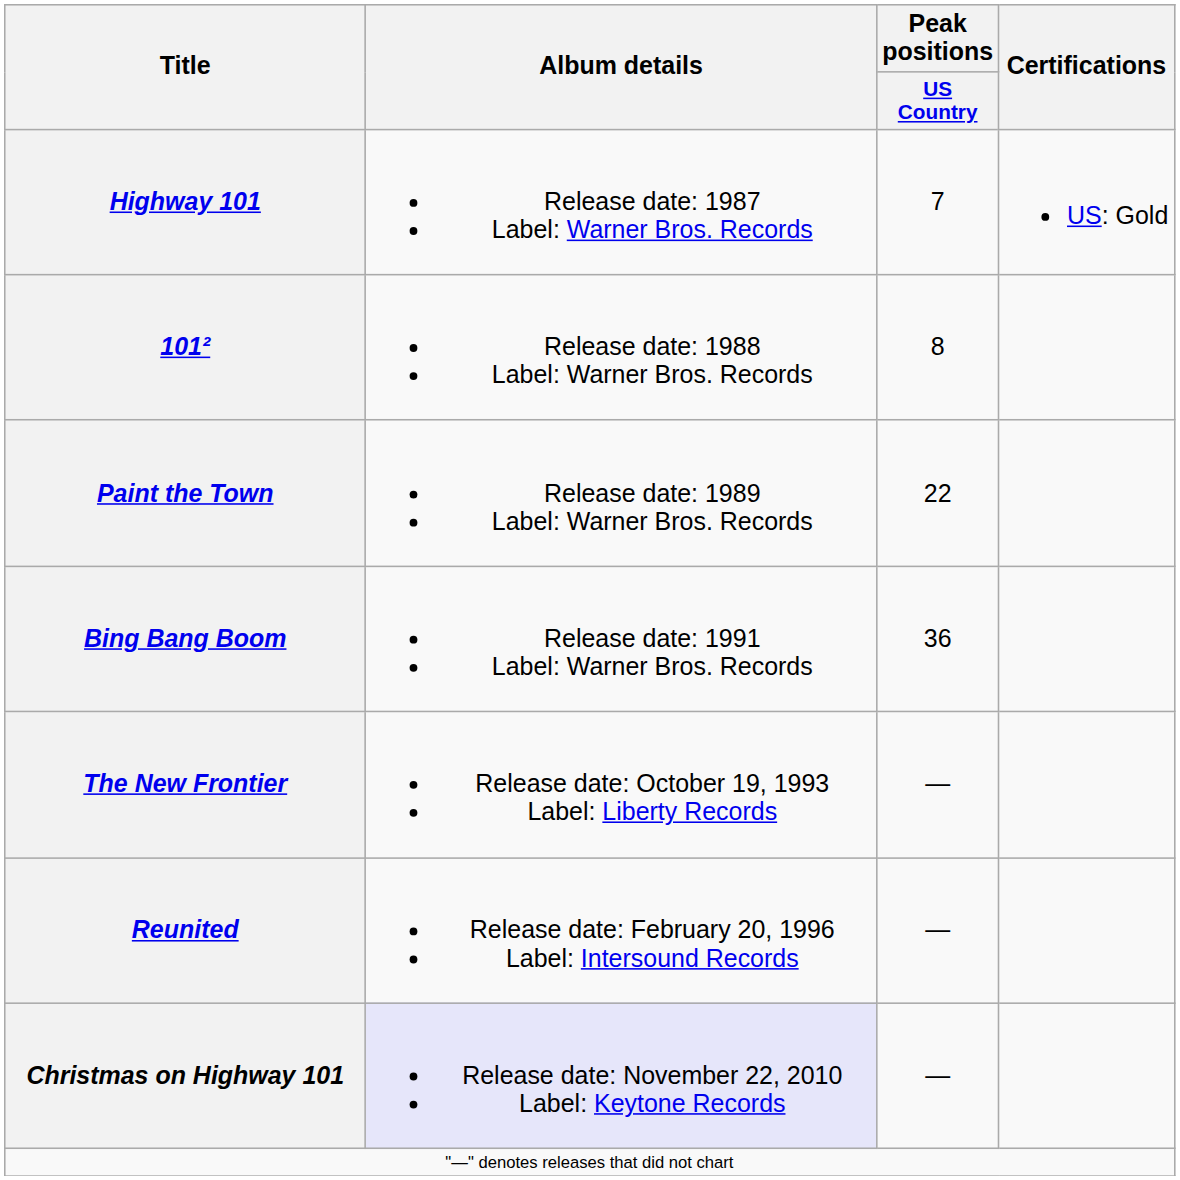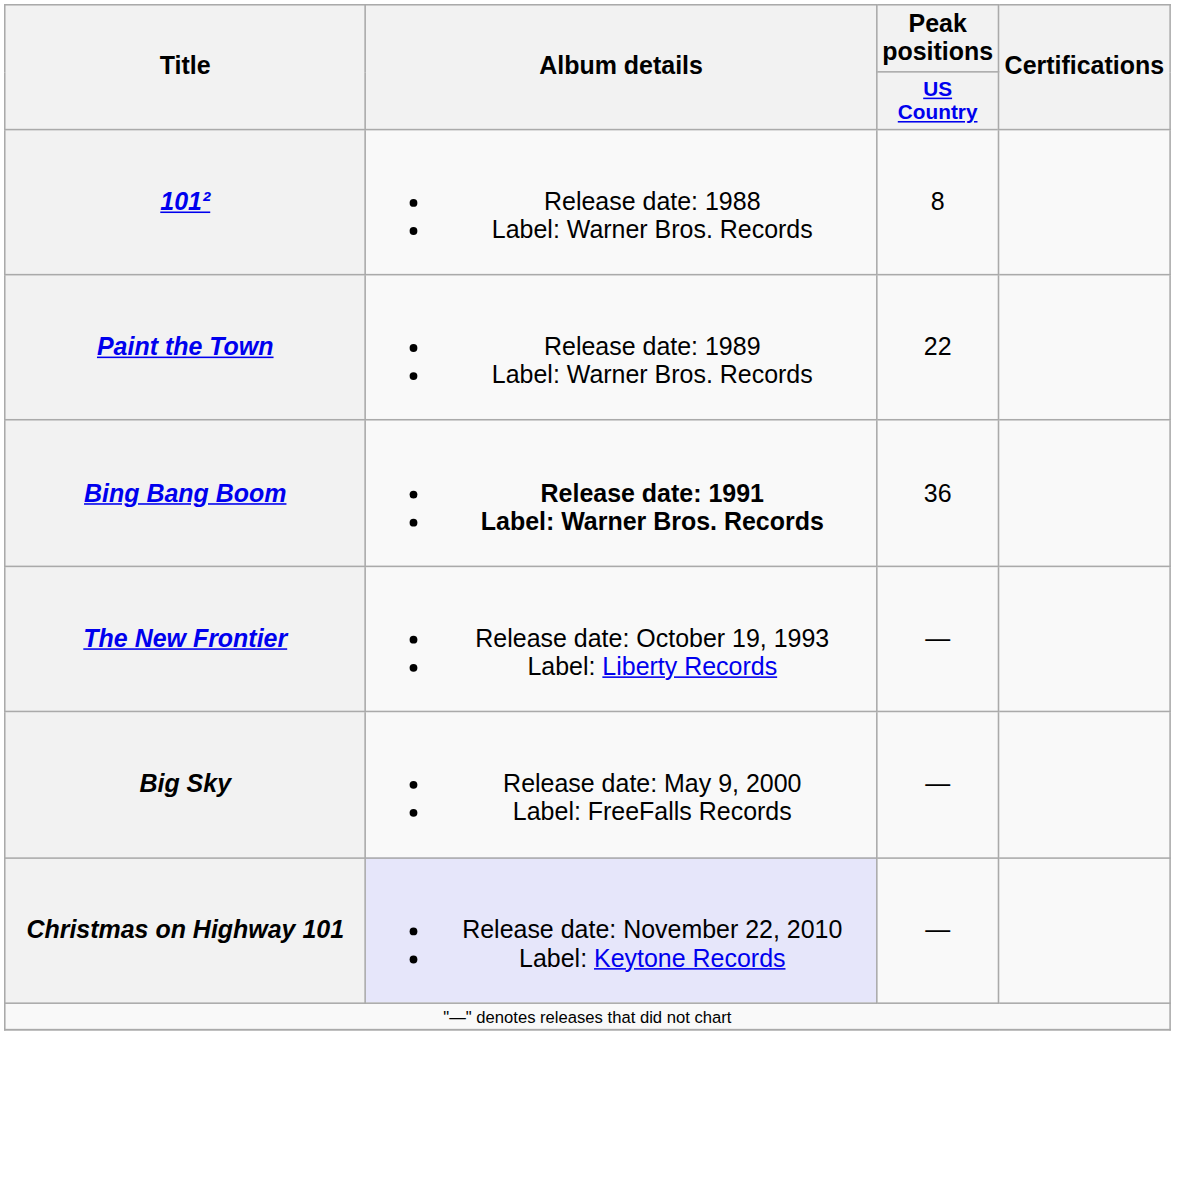- row: (185, 201)
(621, 653) normal -> (621, 507) bold
- row: (185, 929)
+ row: (185, 784)
